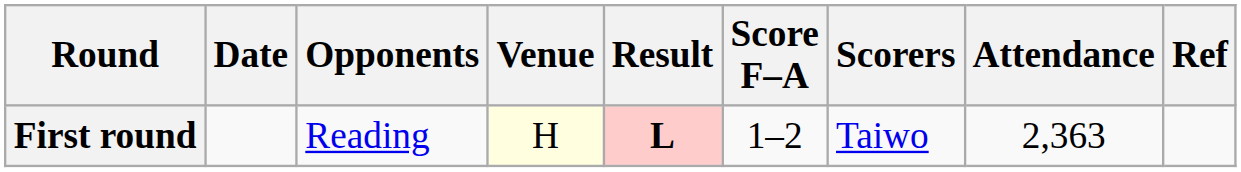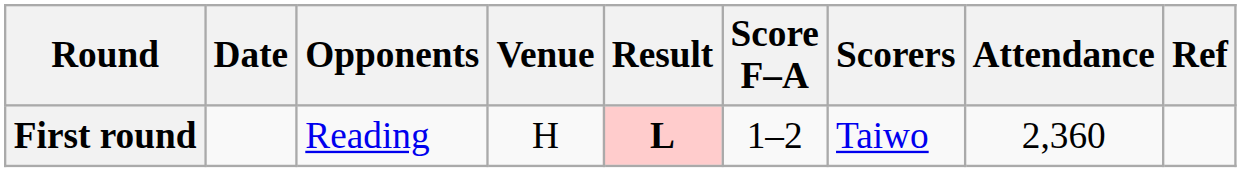(546, 135) lightyellow background -> (546, 135) no background
(1064, 135) 2,363 -> (1064, 135) 2,360
